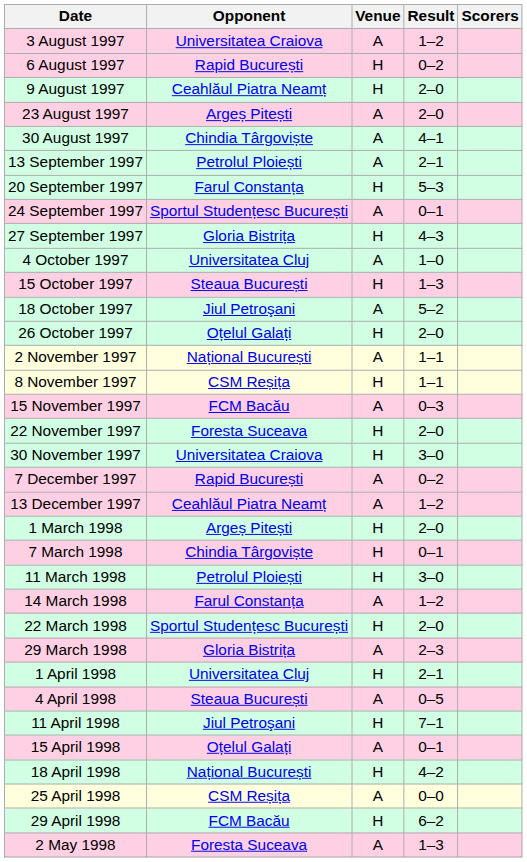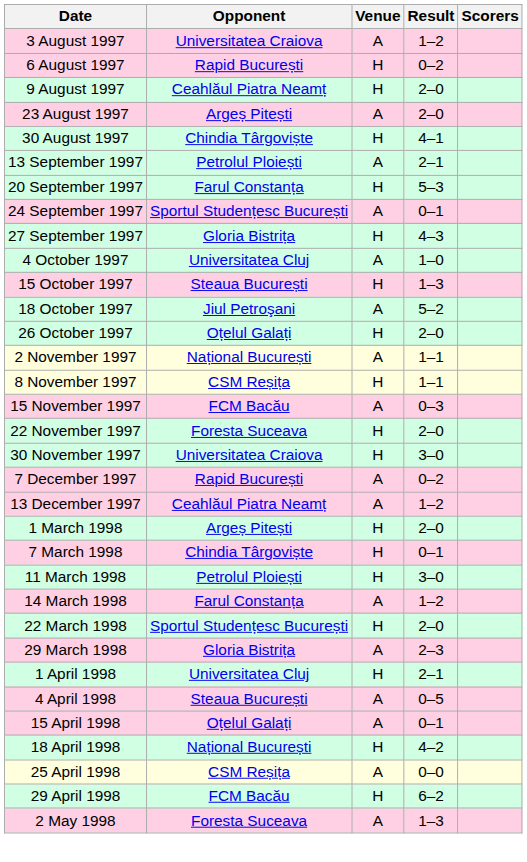(378, 138) A -> (378, 138) H
- row: (75, 723)
